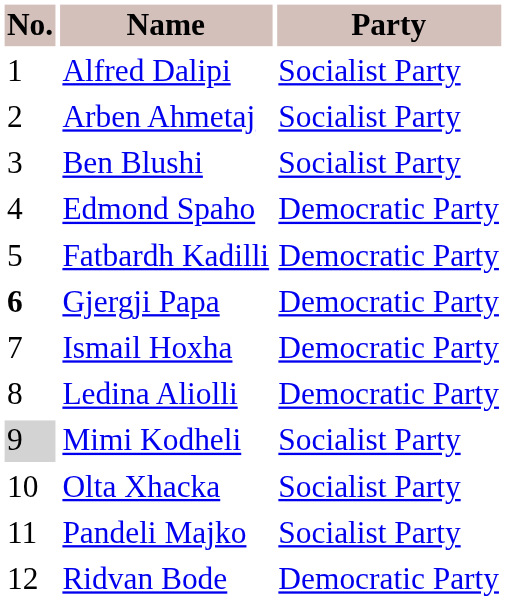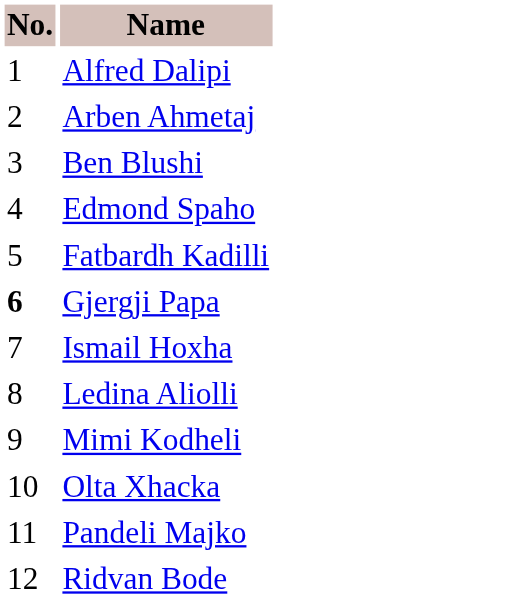- column: (389, 24)
(15, 440) lightgrey background -> (15, 440) no background
